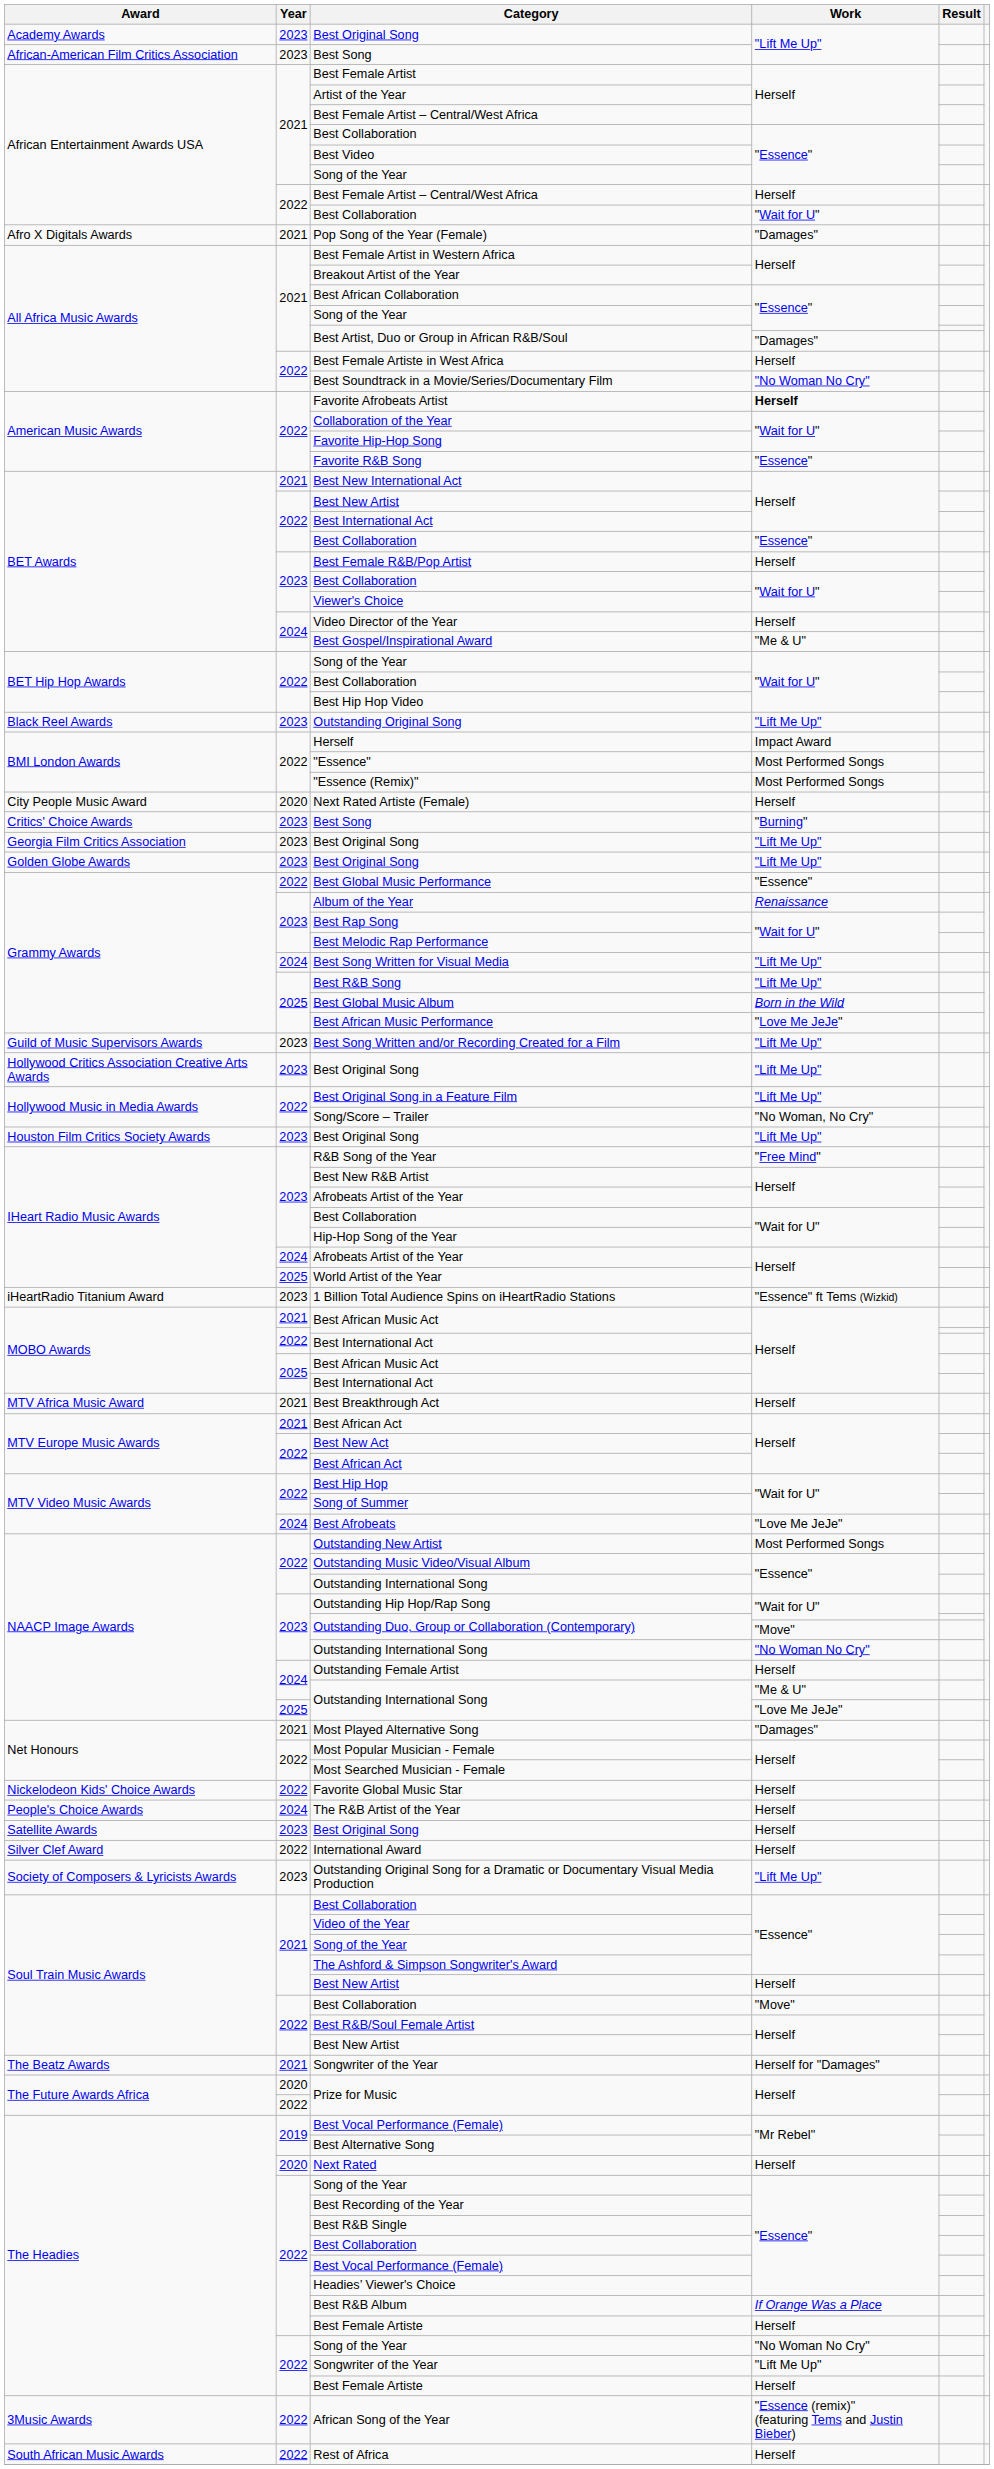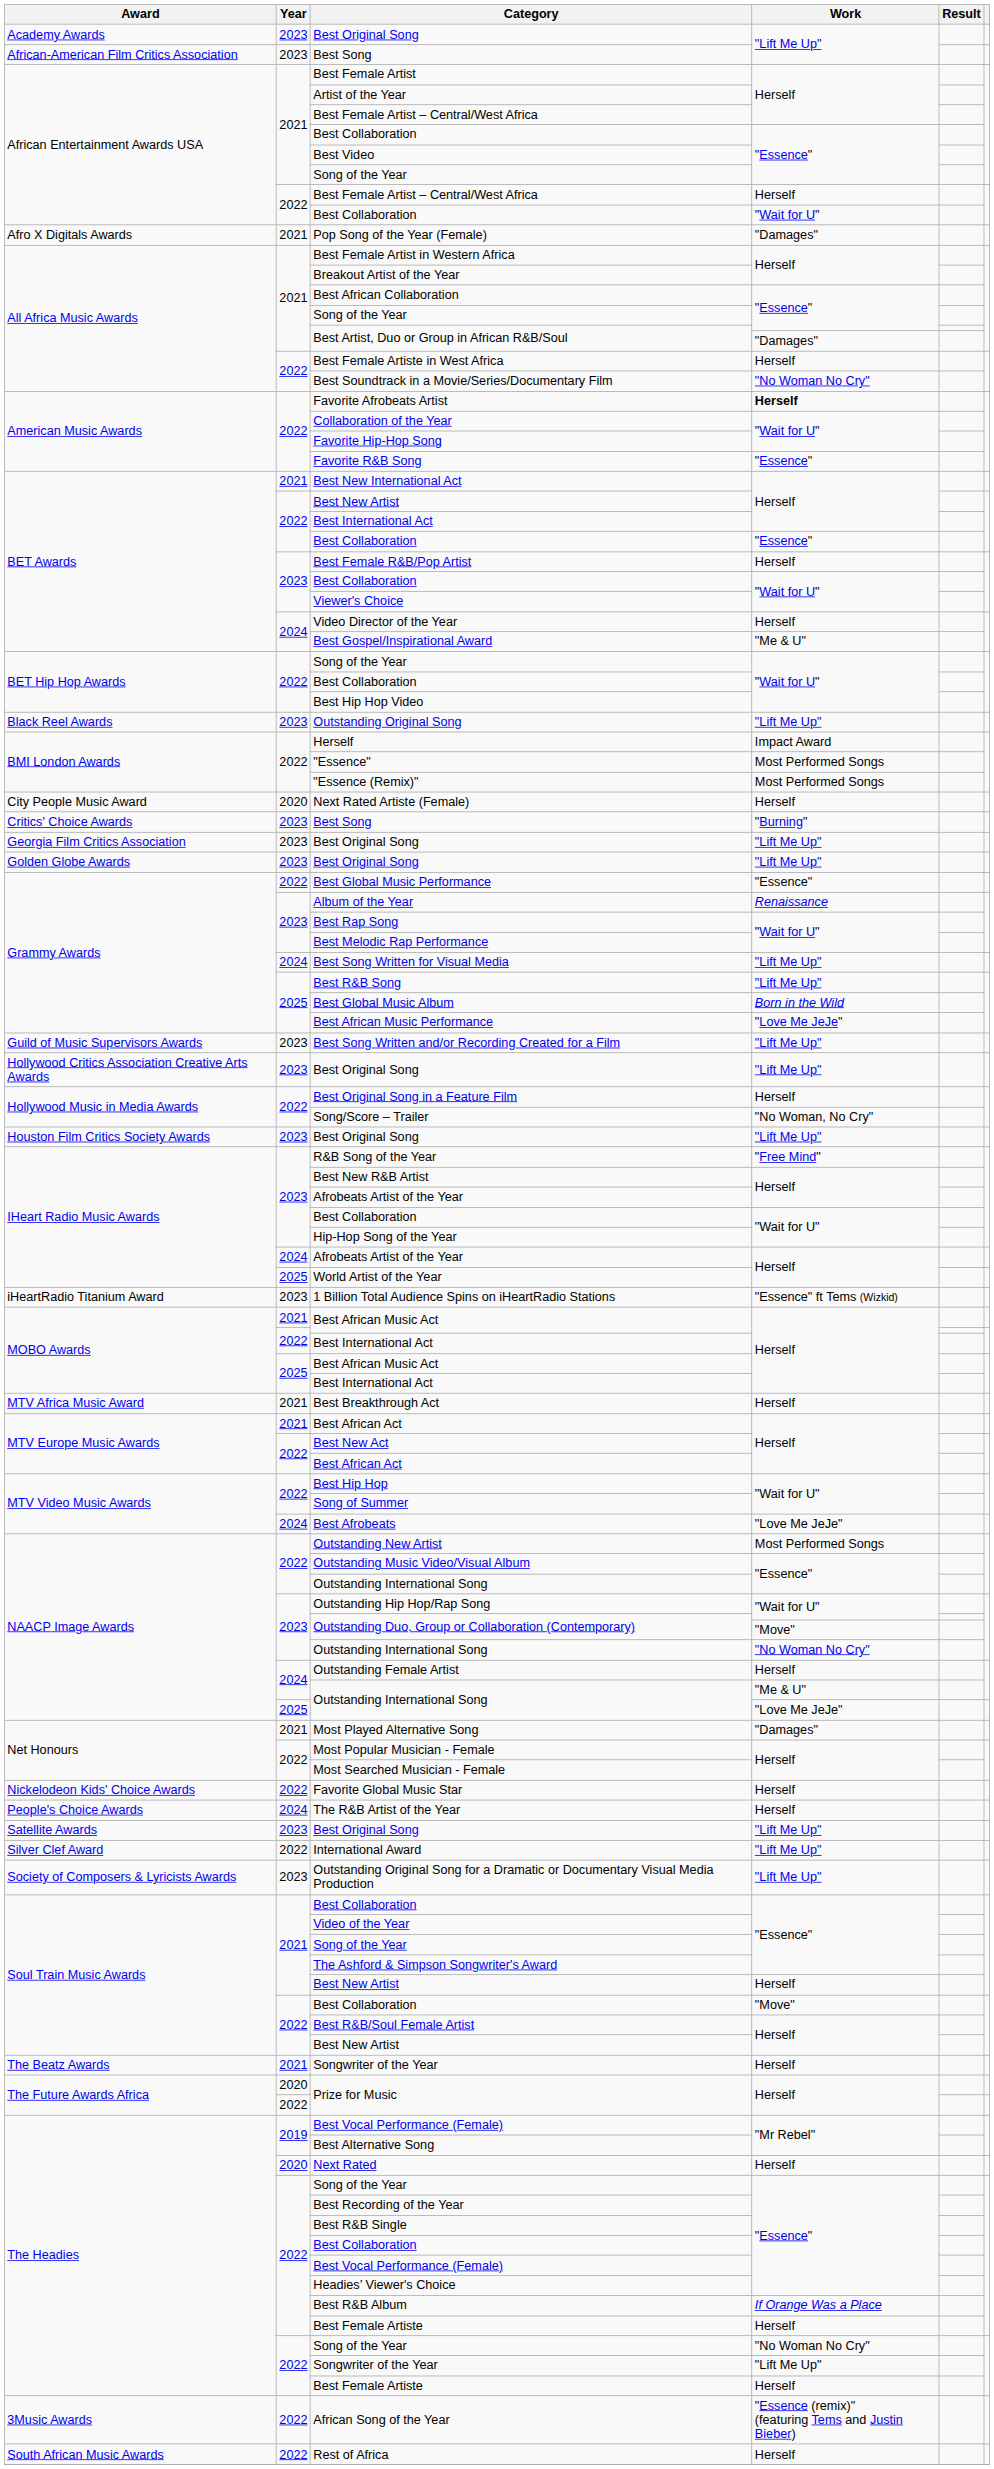(788, 1097) "Lift Me Up" -> (775, 1097) Herself
(775, 1830) Herself -> (788, 1830) "Lift Me Up"
(775, 1850) Herself -> (788, 1850) "Lift Me Up"
(817, 2065) Herself for "Damages" -> (775, 2065) Herself
